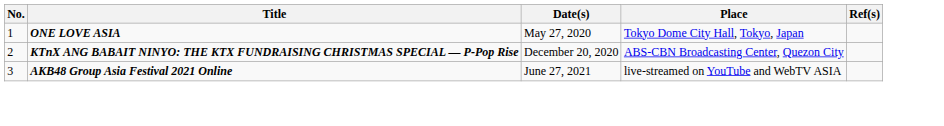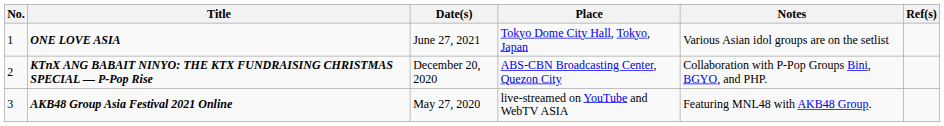+ column: (792, 14)
(558, 33) May 27, 2020 -> (447, 39) June 27, 2021
(558, 71) June 27, 2021 -> (447, 104) May 27, 2020
